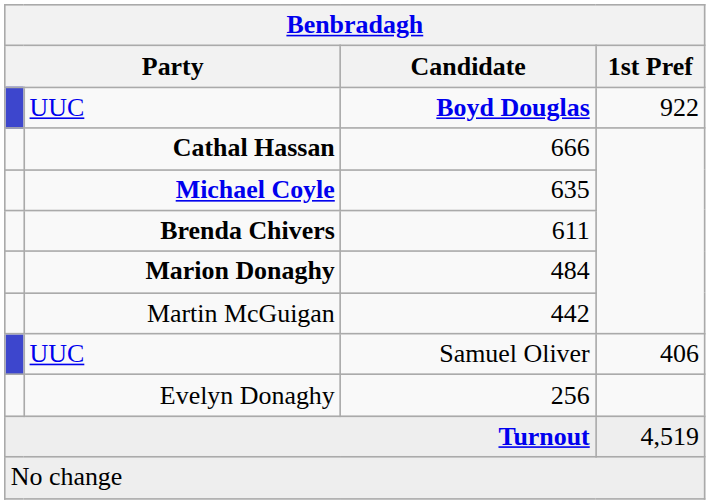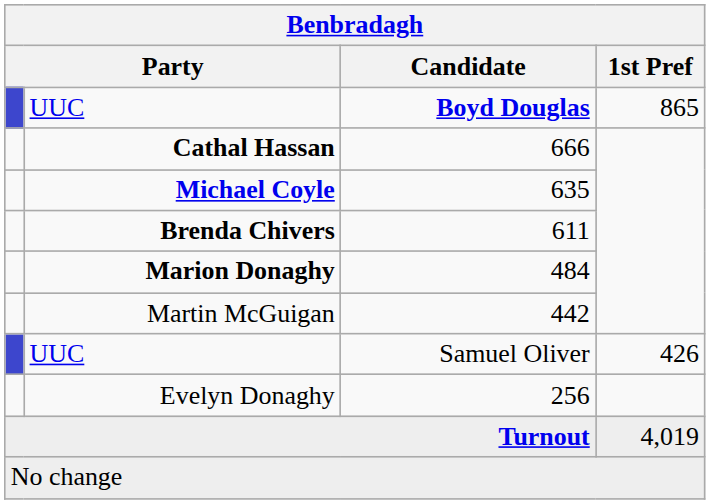(679, 107) 922 -> (679, 107) 865
(679, 353) 406 -> (679, 353) 426
(670, 436) 4,519 -> (670, 436) 4,019
